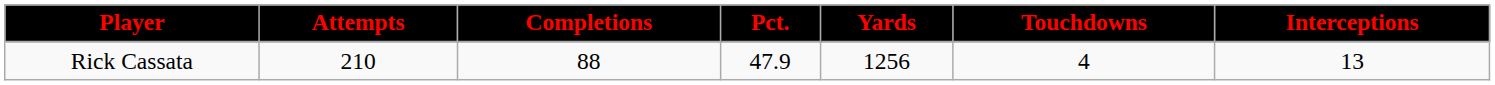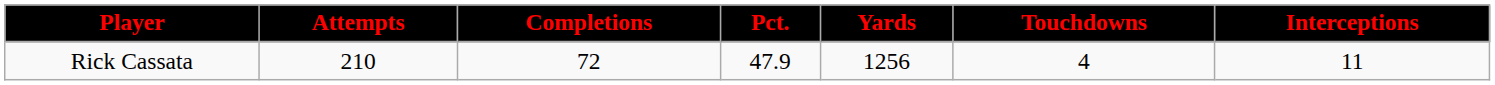(589, 60) 88 -> (589, 60) 72
(1352, 60) 13 -> (1352, 60) 11
